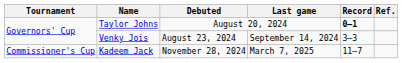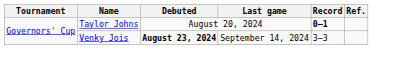(199, 38) normal -> (179, 38) bold
- row: (126, 51)
